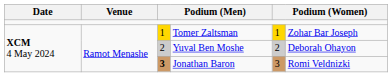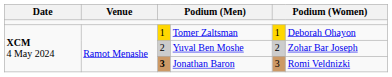(323, 32) Zohar Bar Joseph -> (322, 32) Deborah Ohayon
(322, 48) Deborah Ohayon -> (323, 48) Zohar Bar Joseph
